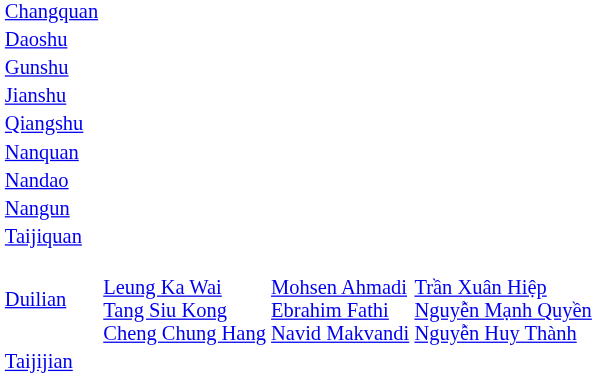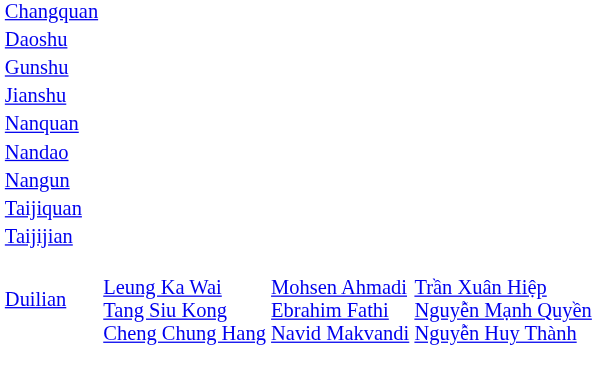- row: (44, 123)
rows swapped: (39, 361) <-> (36, 299)
